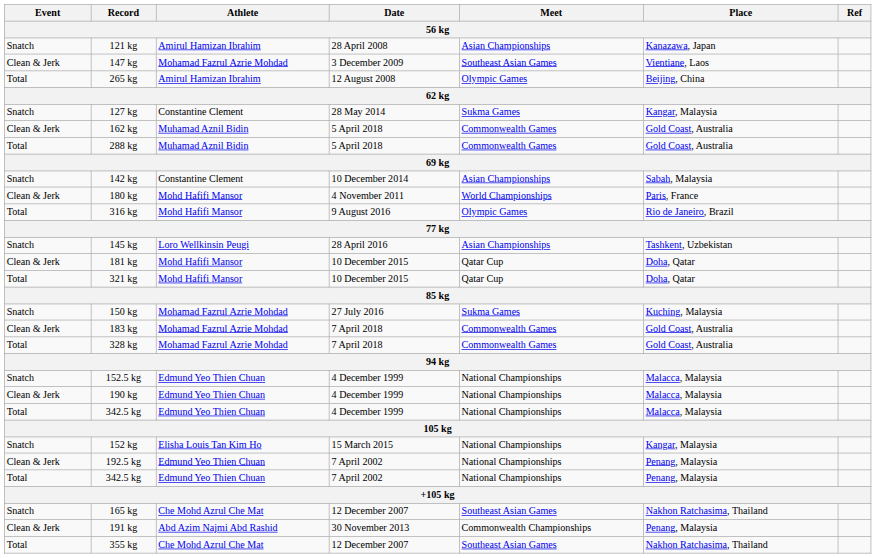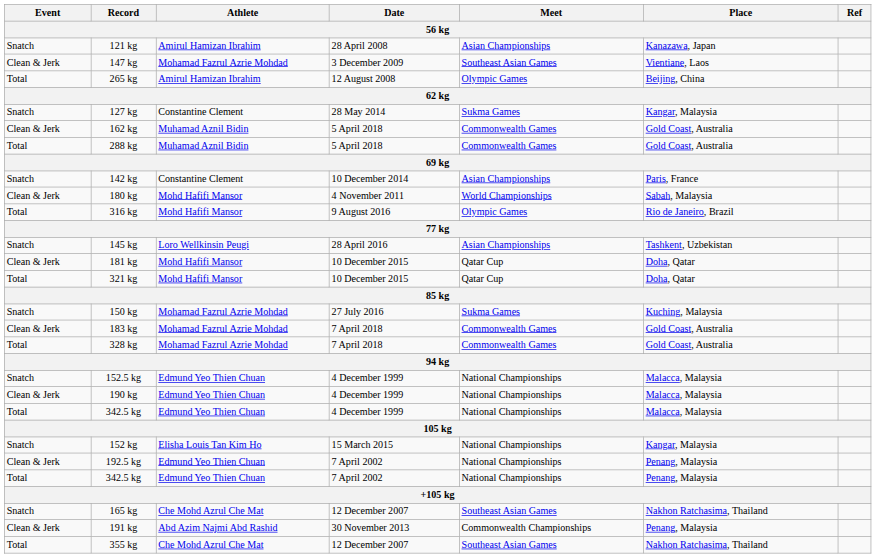(679, 179) Sabah, Malaysia -> (672, 179) Paris, France
(672, 196) Paris, France -> (679, 196) Sabah, Malaysia
